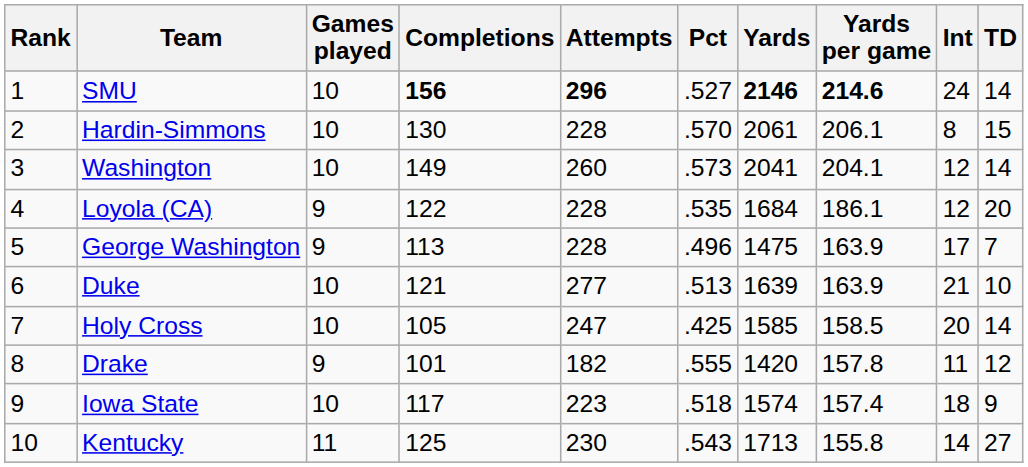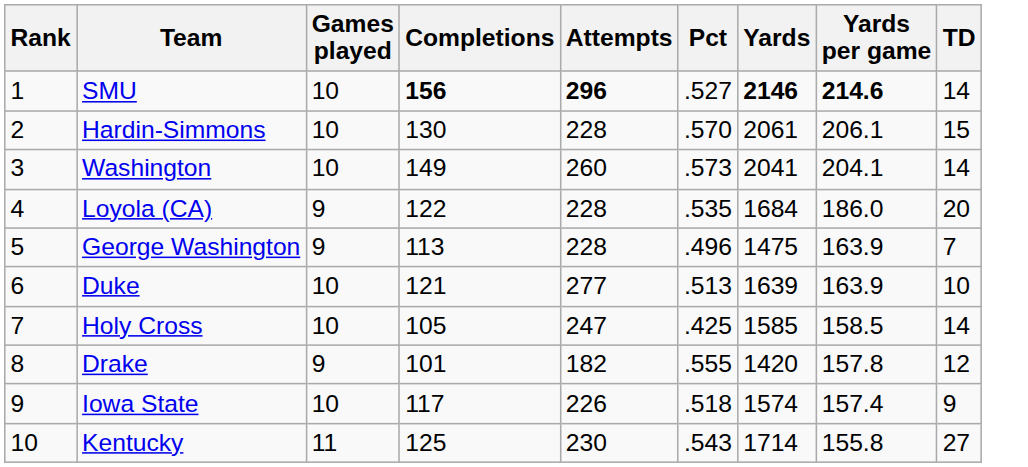- column: (958, 37)
(853, 208) 186.1 -> (853, 208) 186.0
(586, 403) 223 -> (586, 403) 226
(771, 442) 1713 -> (771, 442) 1714
